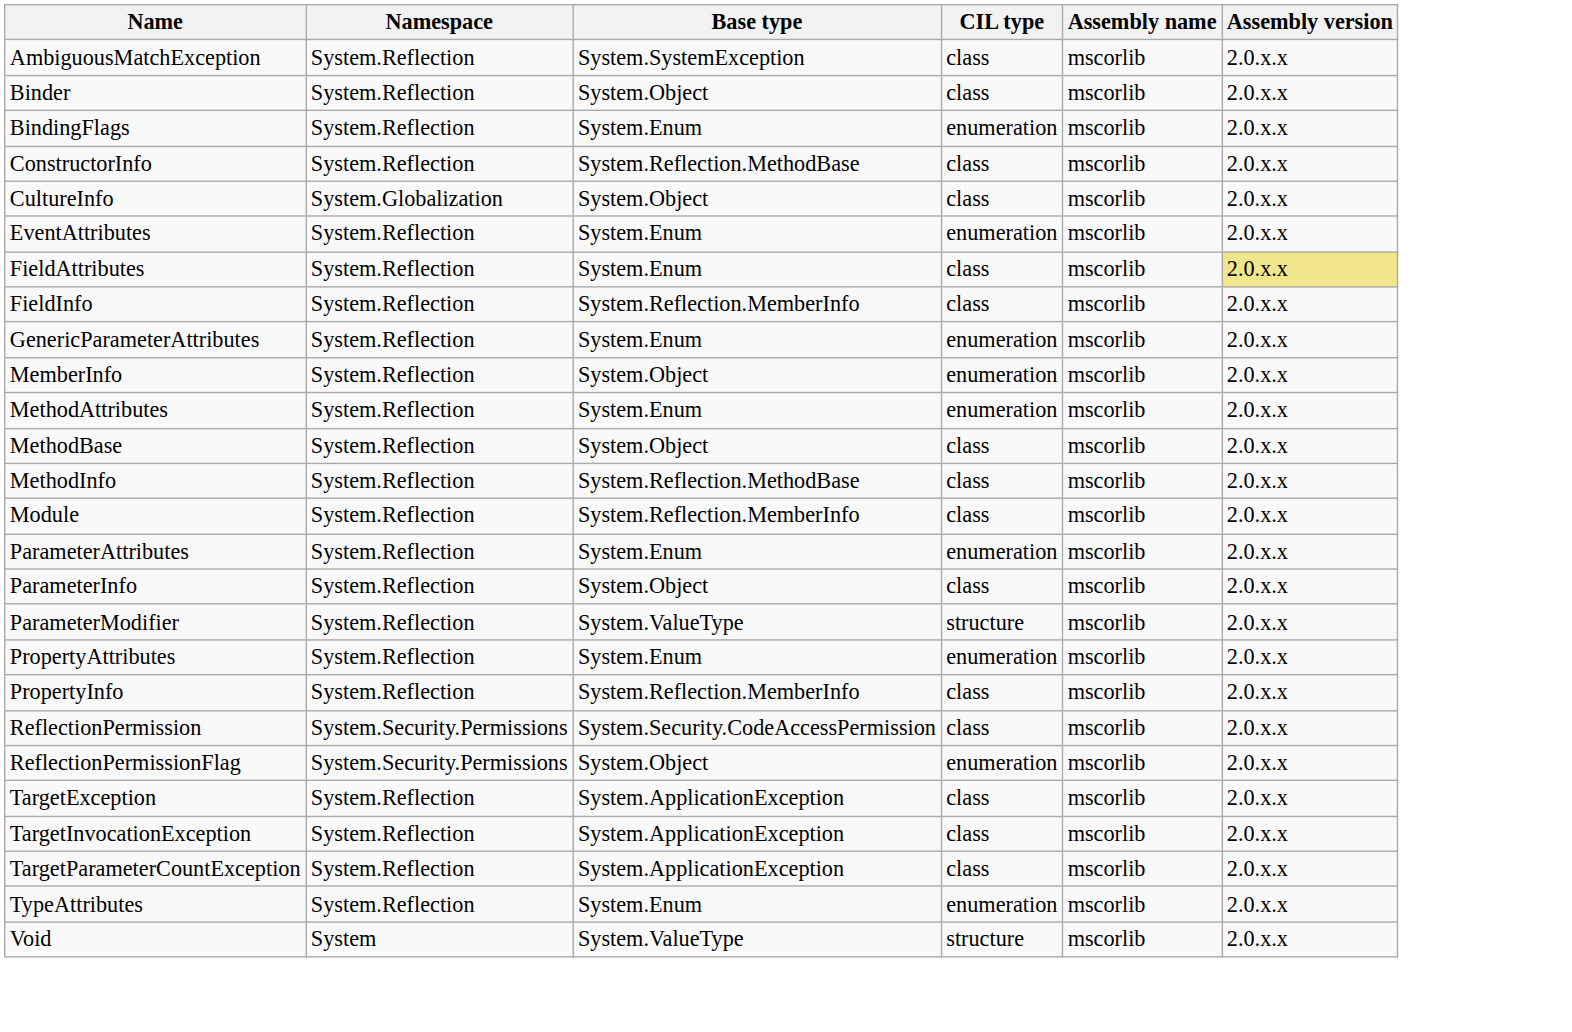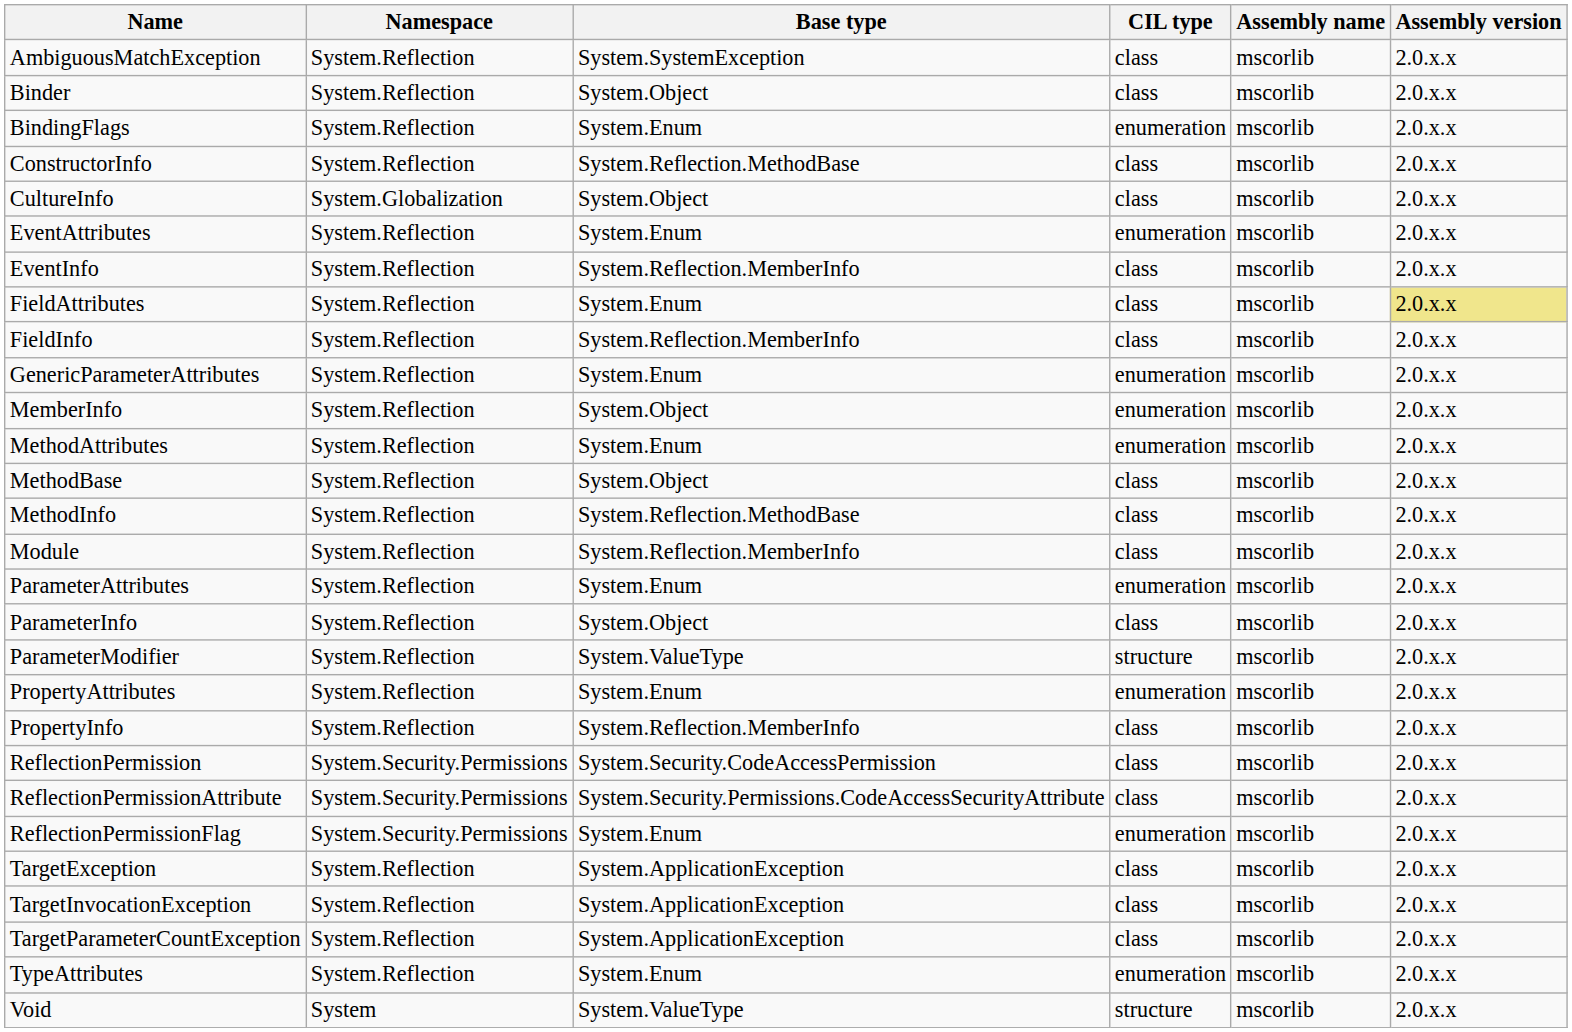+ row: (54, 269)
+ row: (146, 798)
(643, 762) System.Object -> (640, 833) System.Enum
